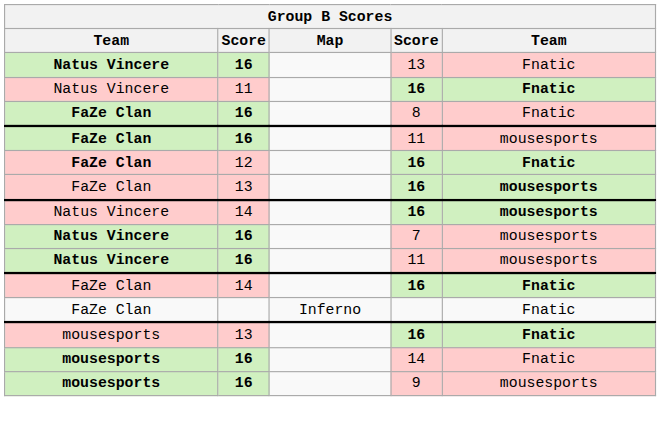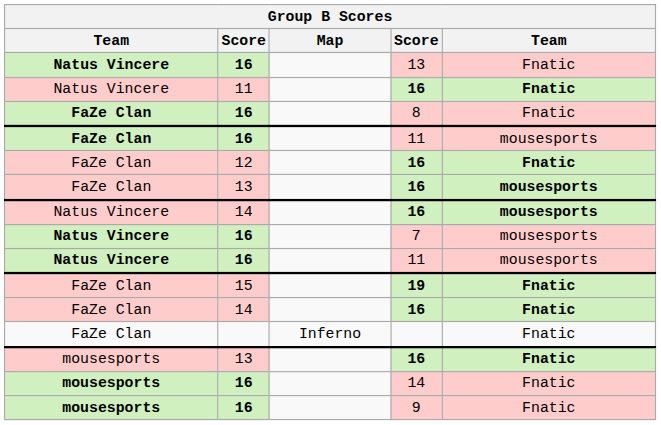(111, 163) bold -> (111, 163) normal
+ row: (244, 286)
(549, 384) mousesports -> (549, 408) Fnatic
